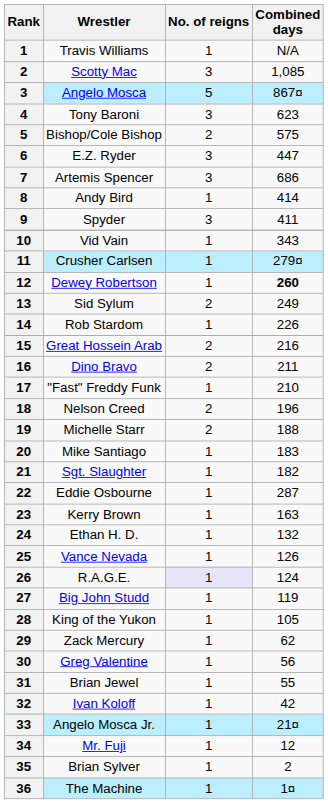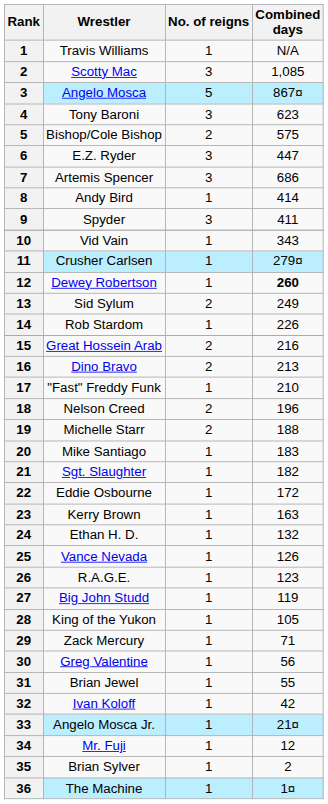(288, 366) 211 -> (288, 366) 213
(288, 493) 287 -> (288, 493) 172
(209, 577) lavender background -> (209, 577) no background
(288, 577) 124 -> (288, 577) 123
(288, 640) 62 -> (288, 640) 71
